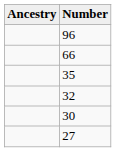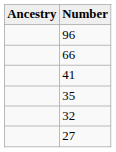+ row: (69, 75)
- row: (69, 116)
